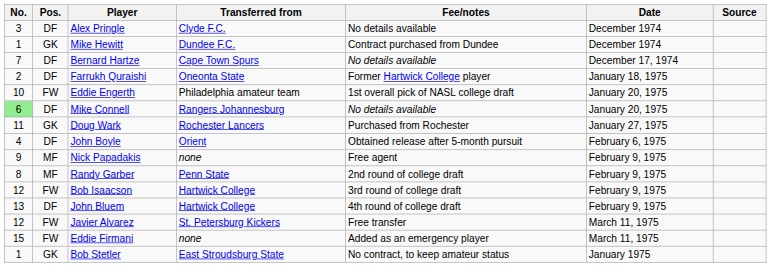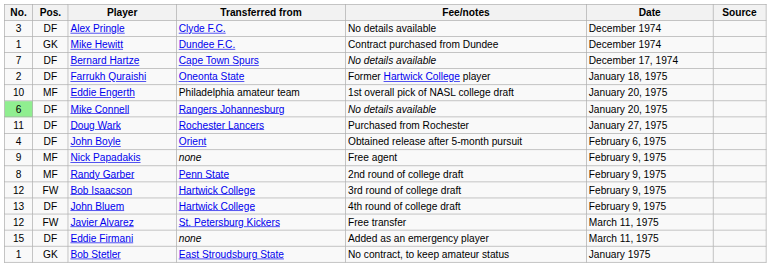(50, 93) FW -> (50, 93) MF
(50, 125) GK -> (50, 125) DF
(50, 238) FW -> (50, 238) DF
